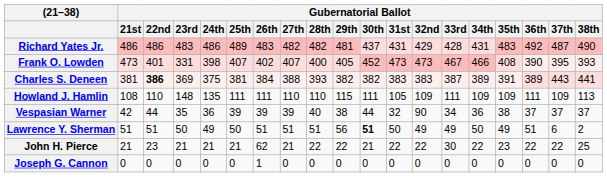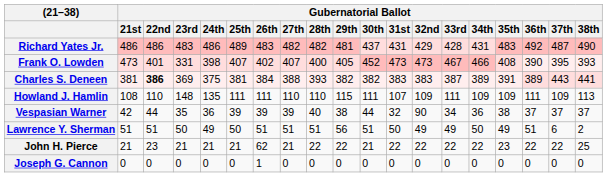(398, 96) 105 -> (398, 96) 107
(368, 130) bold -> (368, 130) normal
(450, 146) 30 -> (450, 146) 22
